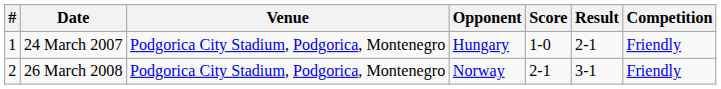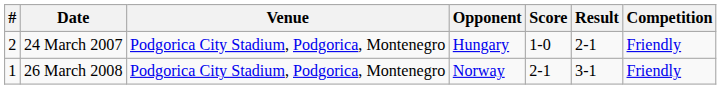(12, 44) 1 -> (12, 44) 2
(12, 71) 2 -> (12, 71) 1
